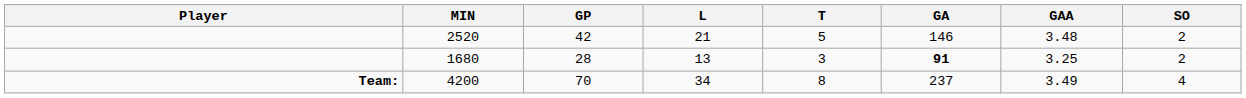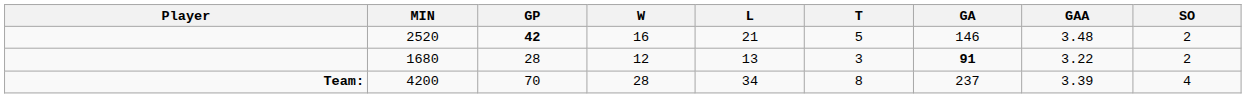+ column: (641, 16)
(583, 38) normal -> (532, 38) bold
(1061, 60) 3.25 -> (1077, 60) 3.22
(1061, 82) 3.49 -> (1077, 82) 3.39
